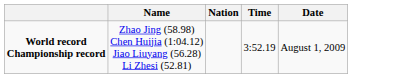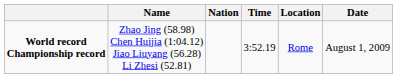+ column: (300, 12)
